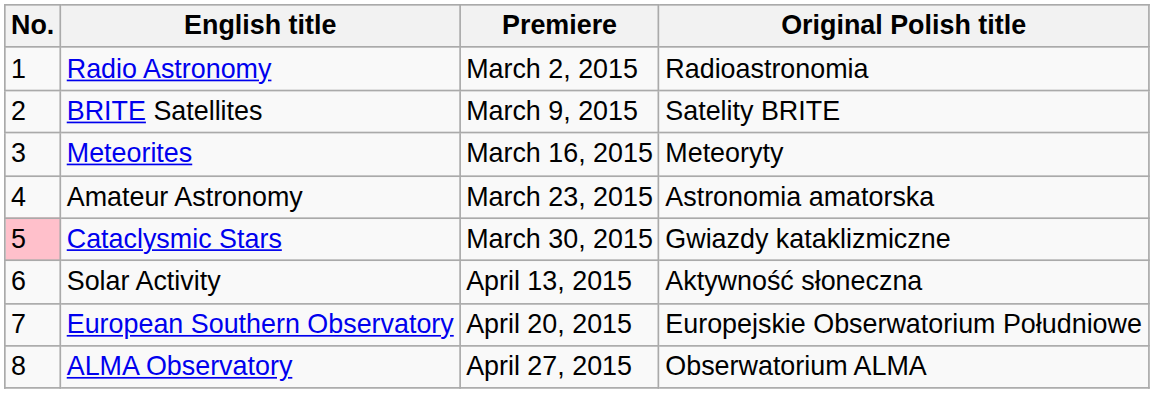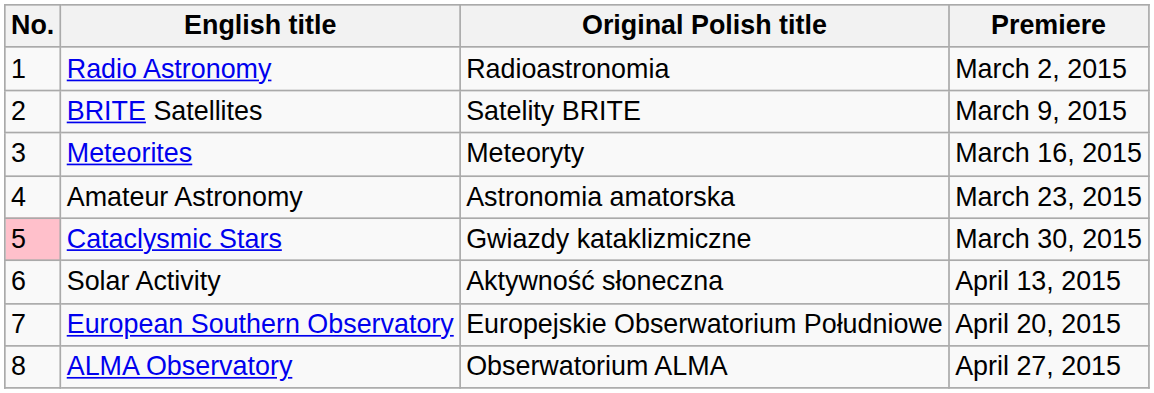columns swapped: (904, 25) <-> (560, 25)
